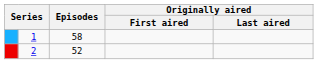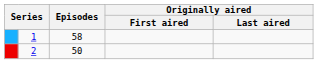(77, 51) 52 -> (77, 51) 50
